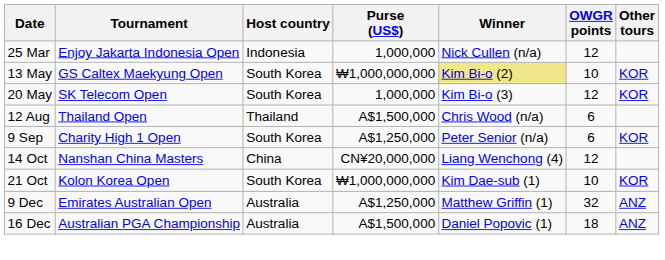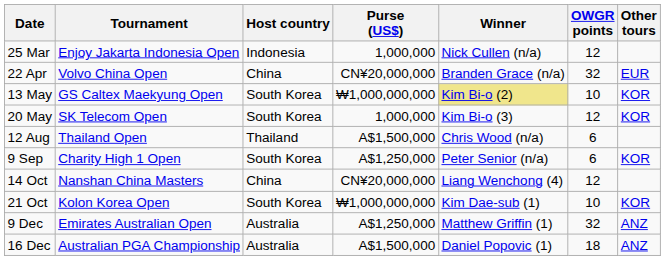+ row: (27, 73)
